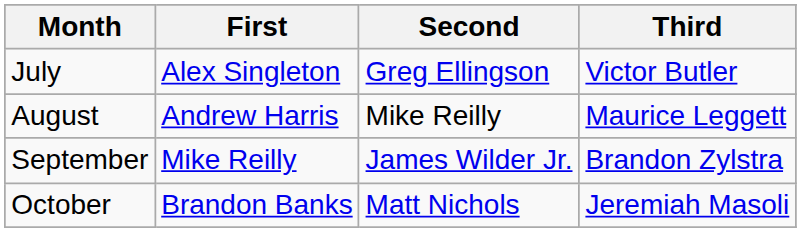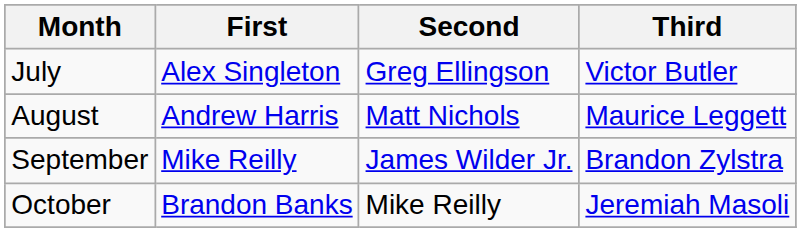(433, 115) Mike Reilly -> (443, 115) Matt Nichols
(443, 204) Matt Nichols -> (433, 204) Mike Reilly
